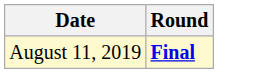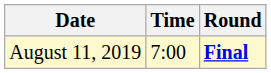+ column: (173, 20)
